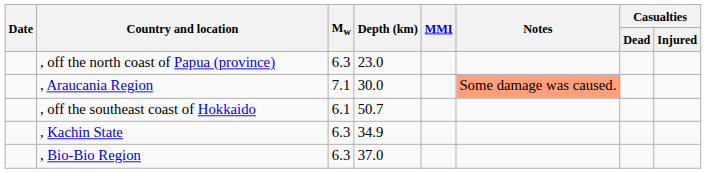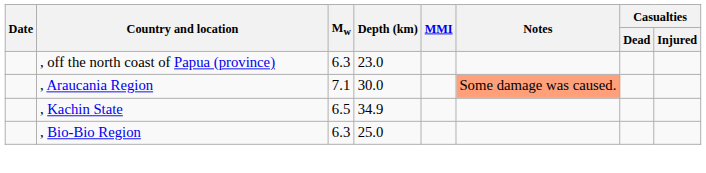- row: (148, 109)
(341, 132) 6.3 -> (341, 109) 6.5
(371, 156) 37.0 -> (371, 132) 25.0
